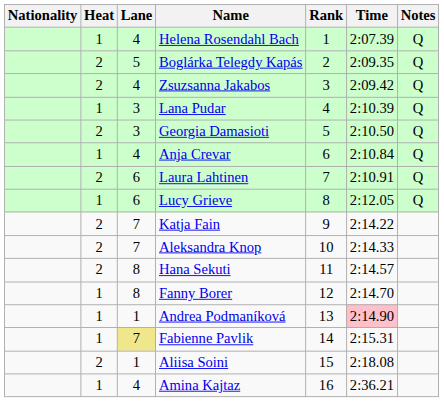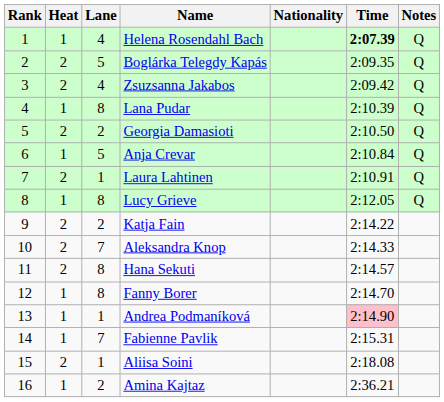columns swapped: (326, 16) <-> (43, 16)
(372, 39) normal -> (372, 39) bold
(136, 108) 3 -> (101, 108) 8
(136, 131) 3 -> (101, 131) 2
(136, 154) 4 -> (101, 154) 5
(136, 177) 6 -> (101, 177) 1
(136, 200) 6 -> (101, 200) 8
(136, 223) 7 -> (101, 223) 2
(136, 339) khaki background -> (101, 339) no background
(136, 385) 4 -> (101, 385) 2
